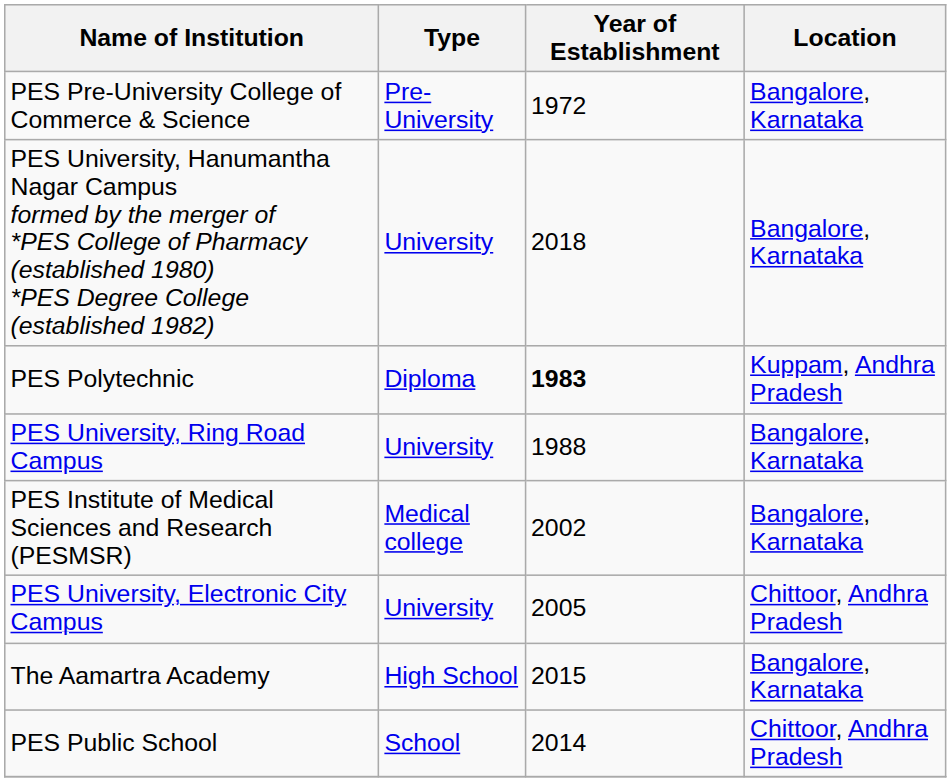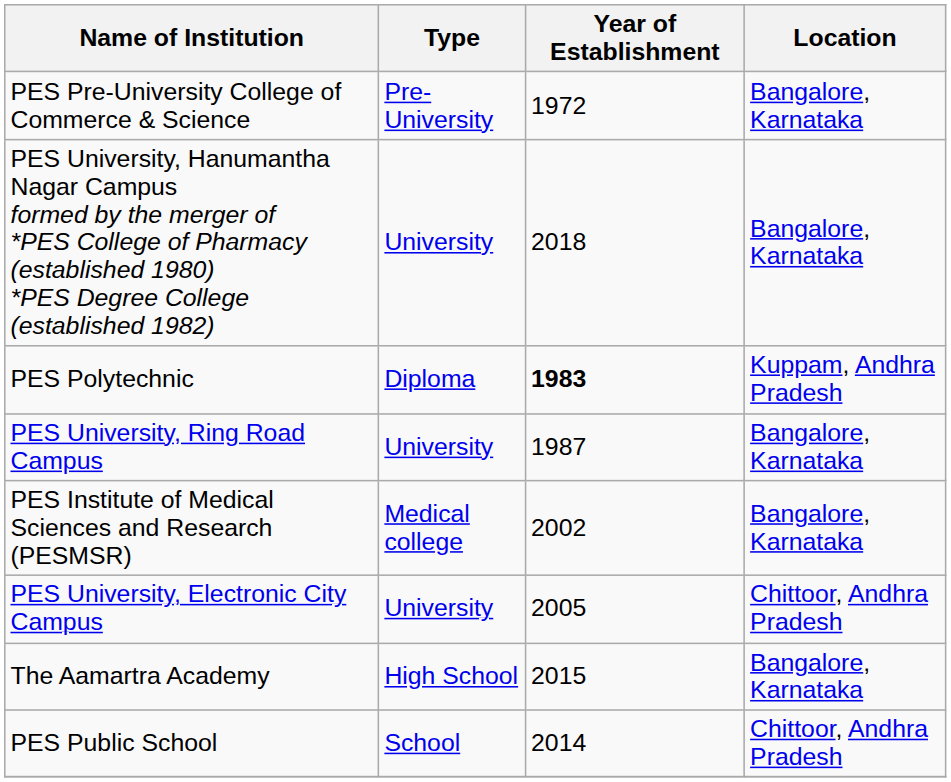(559, 446) 1988 -> (559, 446) 1987
